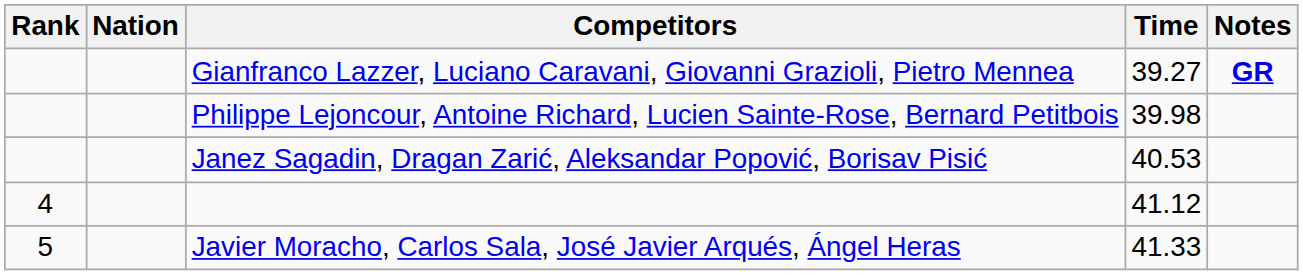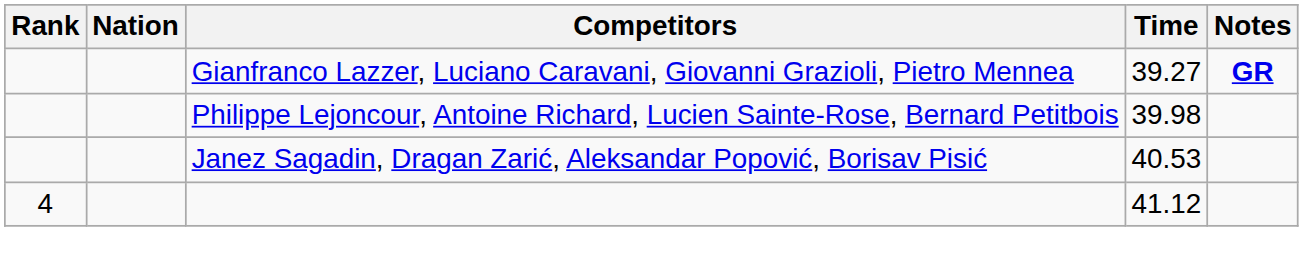- row: (576, 247)
